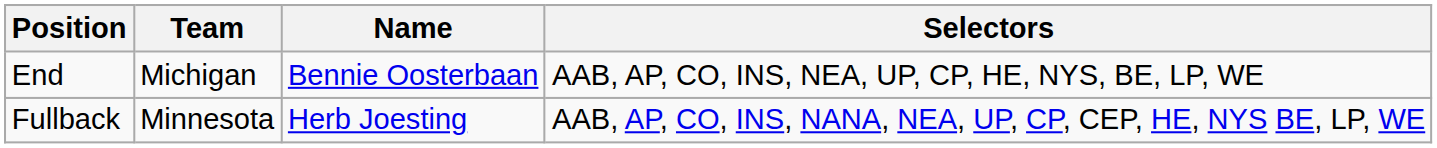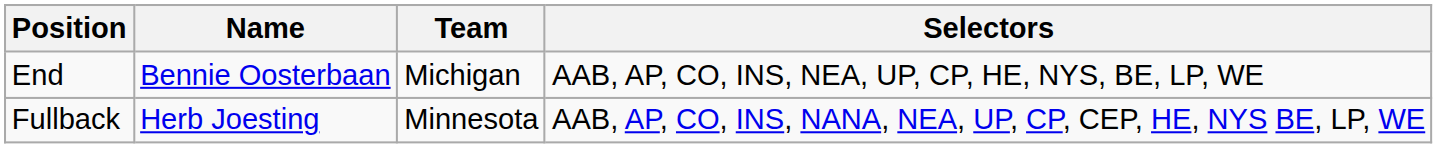columns swapped: (413, 28) <-> (207, 28)
